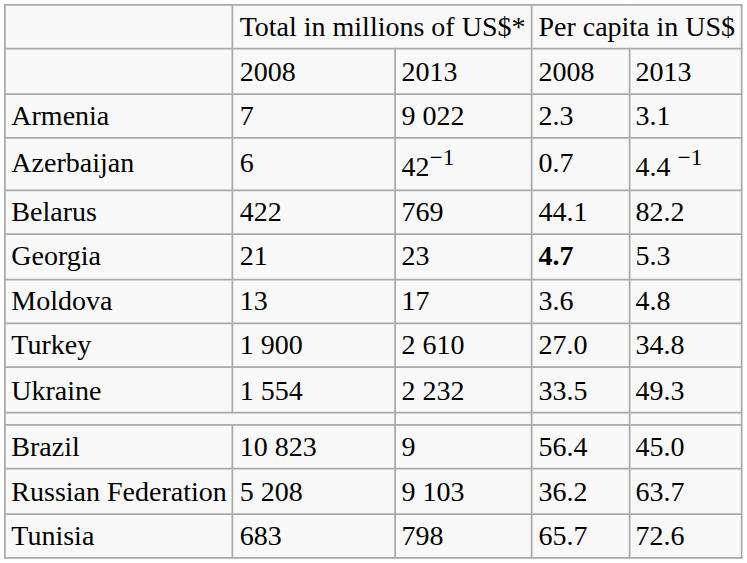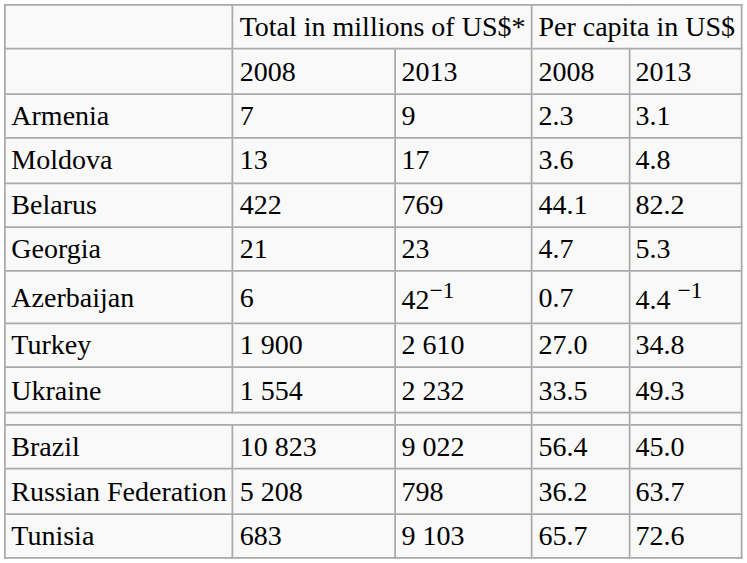(433, 115) 9 022 -> (409, 115) 9
rows swapped: (73, 163) <-> (62, 300)
(556, 256) bold -> (556, 248) normal
(409, 446) 9 -> (433, 446) 9 022
(433, 491) 9 103 -> (423, 491) 798
(423, 535) 798 -> (433, 535) 9 103
